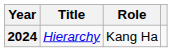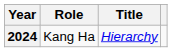columns swapped: (72, 15) <-> (132, 15)
